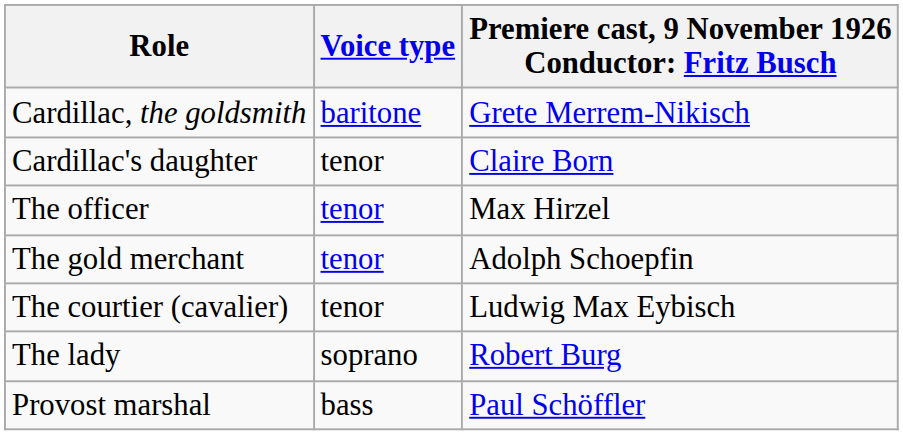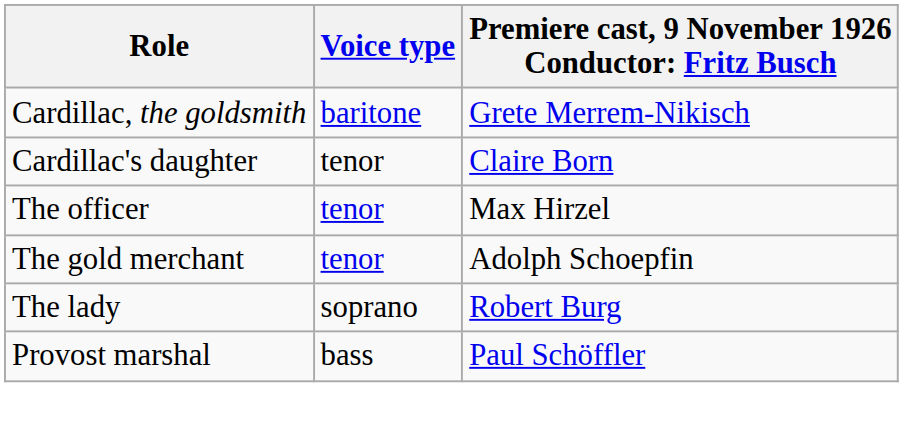- row: (150, 307)
